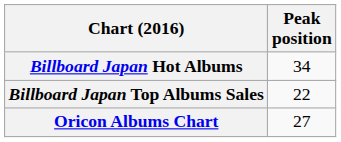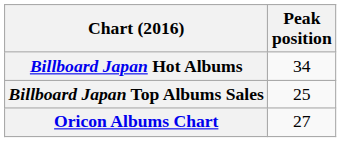(302, 94) 22 -> (302, 94) 25
